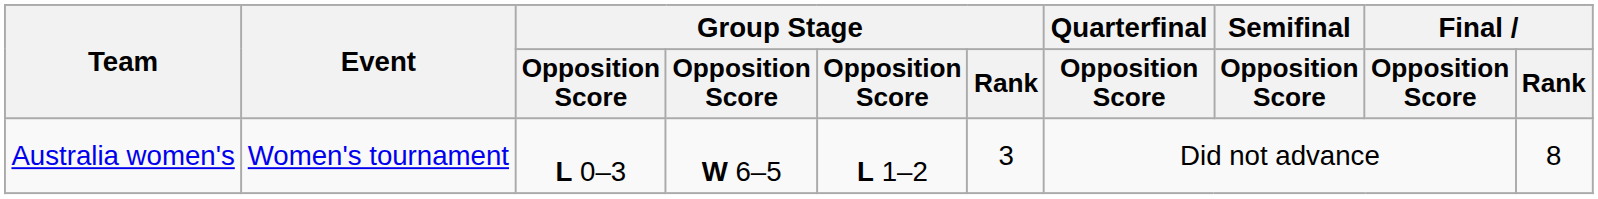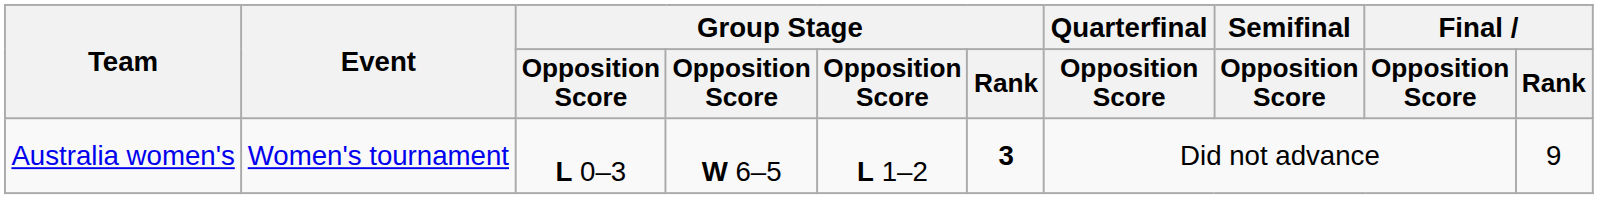(1006, 156) normal -> (1006, 156) bold
(1554, 156) 8 -> (1554, 156) 9
